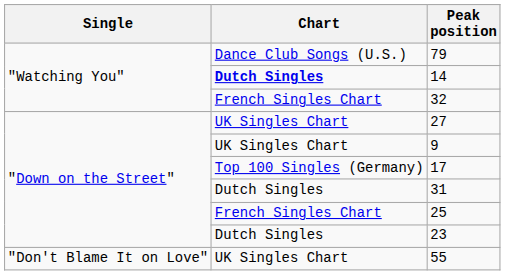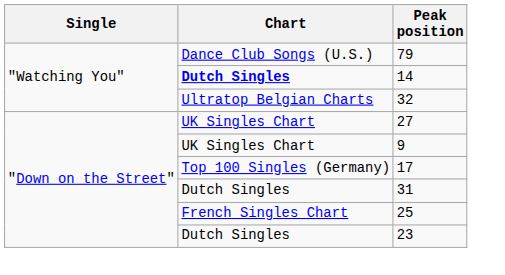(298, 100) French Singles Chart -> (277, 100) Ultratop Belgian Charts
- row: (438, 259)
